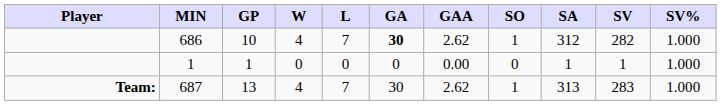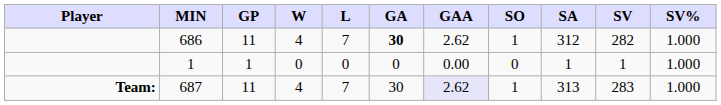(249, 40) 10 -> (249, 40) 11
(249, 87) 13 -> (249, 87) 11
(456, 87) no background -> (456, 87) lavender background
